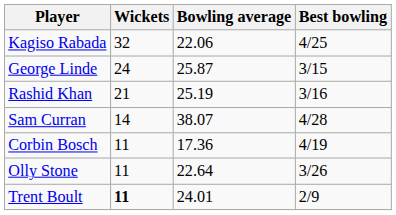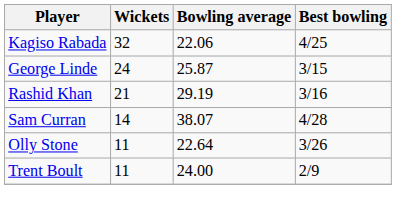(195, 94) 25.19 -> (195, 94) 29.19
- row: (53, 145)
(122, 196) bold -> (122, 171) normal
(195, 196) 24.01 -> (195, 171) 24.00
